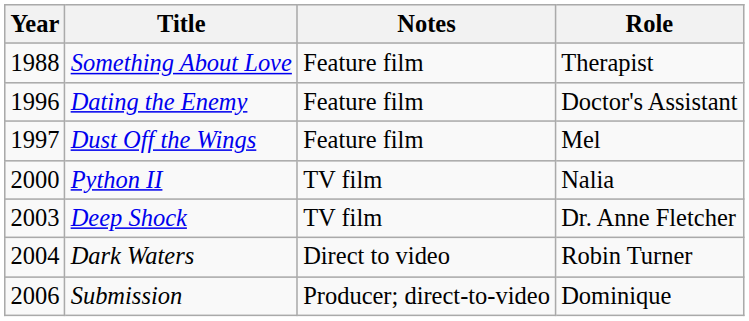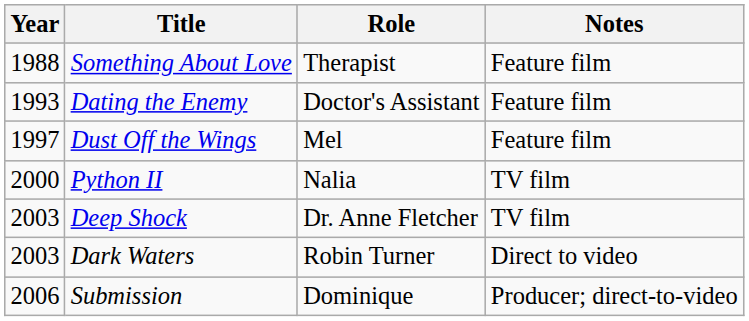columns swapped: (649, 23) <-> (427, 23)
(35, 101) 1996 -> (35, 101) 1993
(35, 256) 2004 -> (35, 256) 2003
